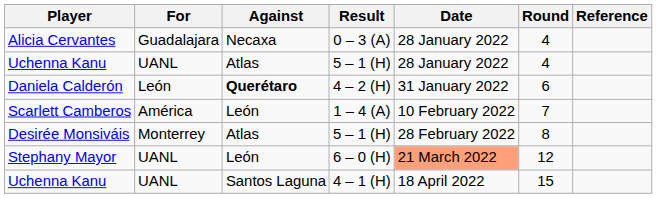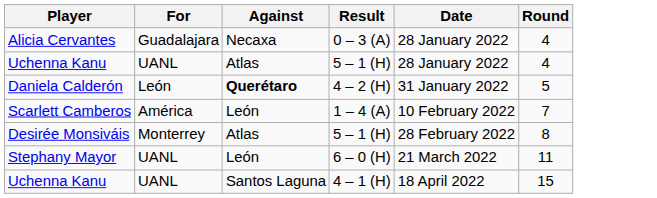- column: (612, 16)
(546, 87) 6 -> (546, 87) 5
(447, 157) lightsalmon background -> (447, 157) no background
(546, 157) 12 -> (546, 157) 11
